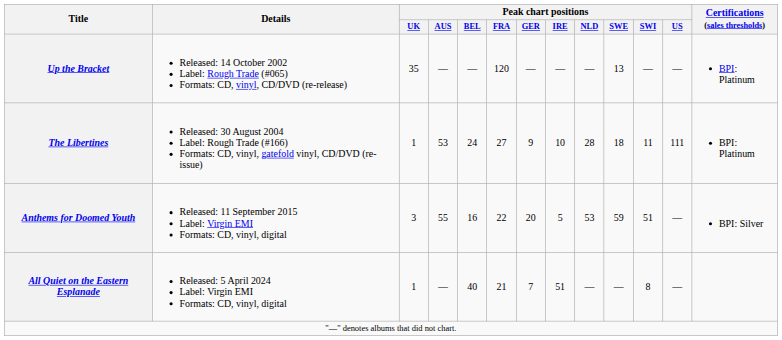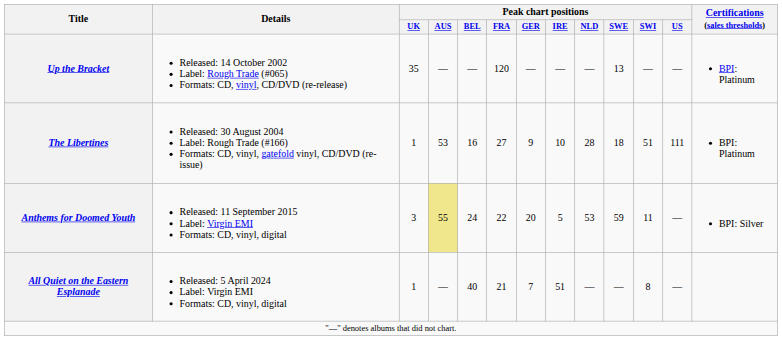(472, 143) 24 -> (472, 143) 16
(648, 143) 11 -> (648, 143) 51
(443, 217) no background -> (443, 217) khaki background
(472, 217) 16 -> (472, 217) 24
(648, 217) 51 -> (648, 217) 11
